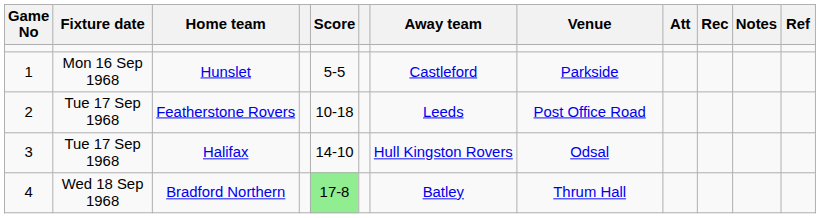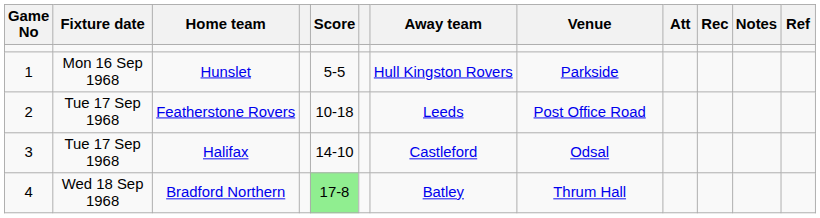(443, 71) Castleford -> (443, 71) Hull Kingston Rovers
(443, 152) Hull Kingston Rovers -> (443, 152) Castleford
